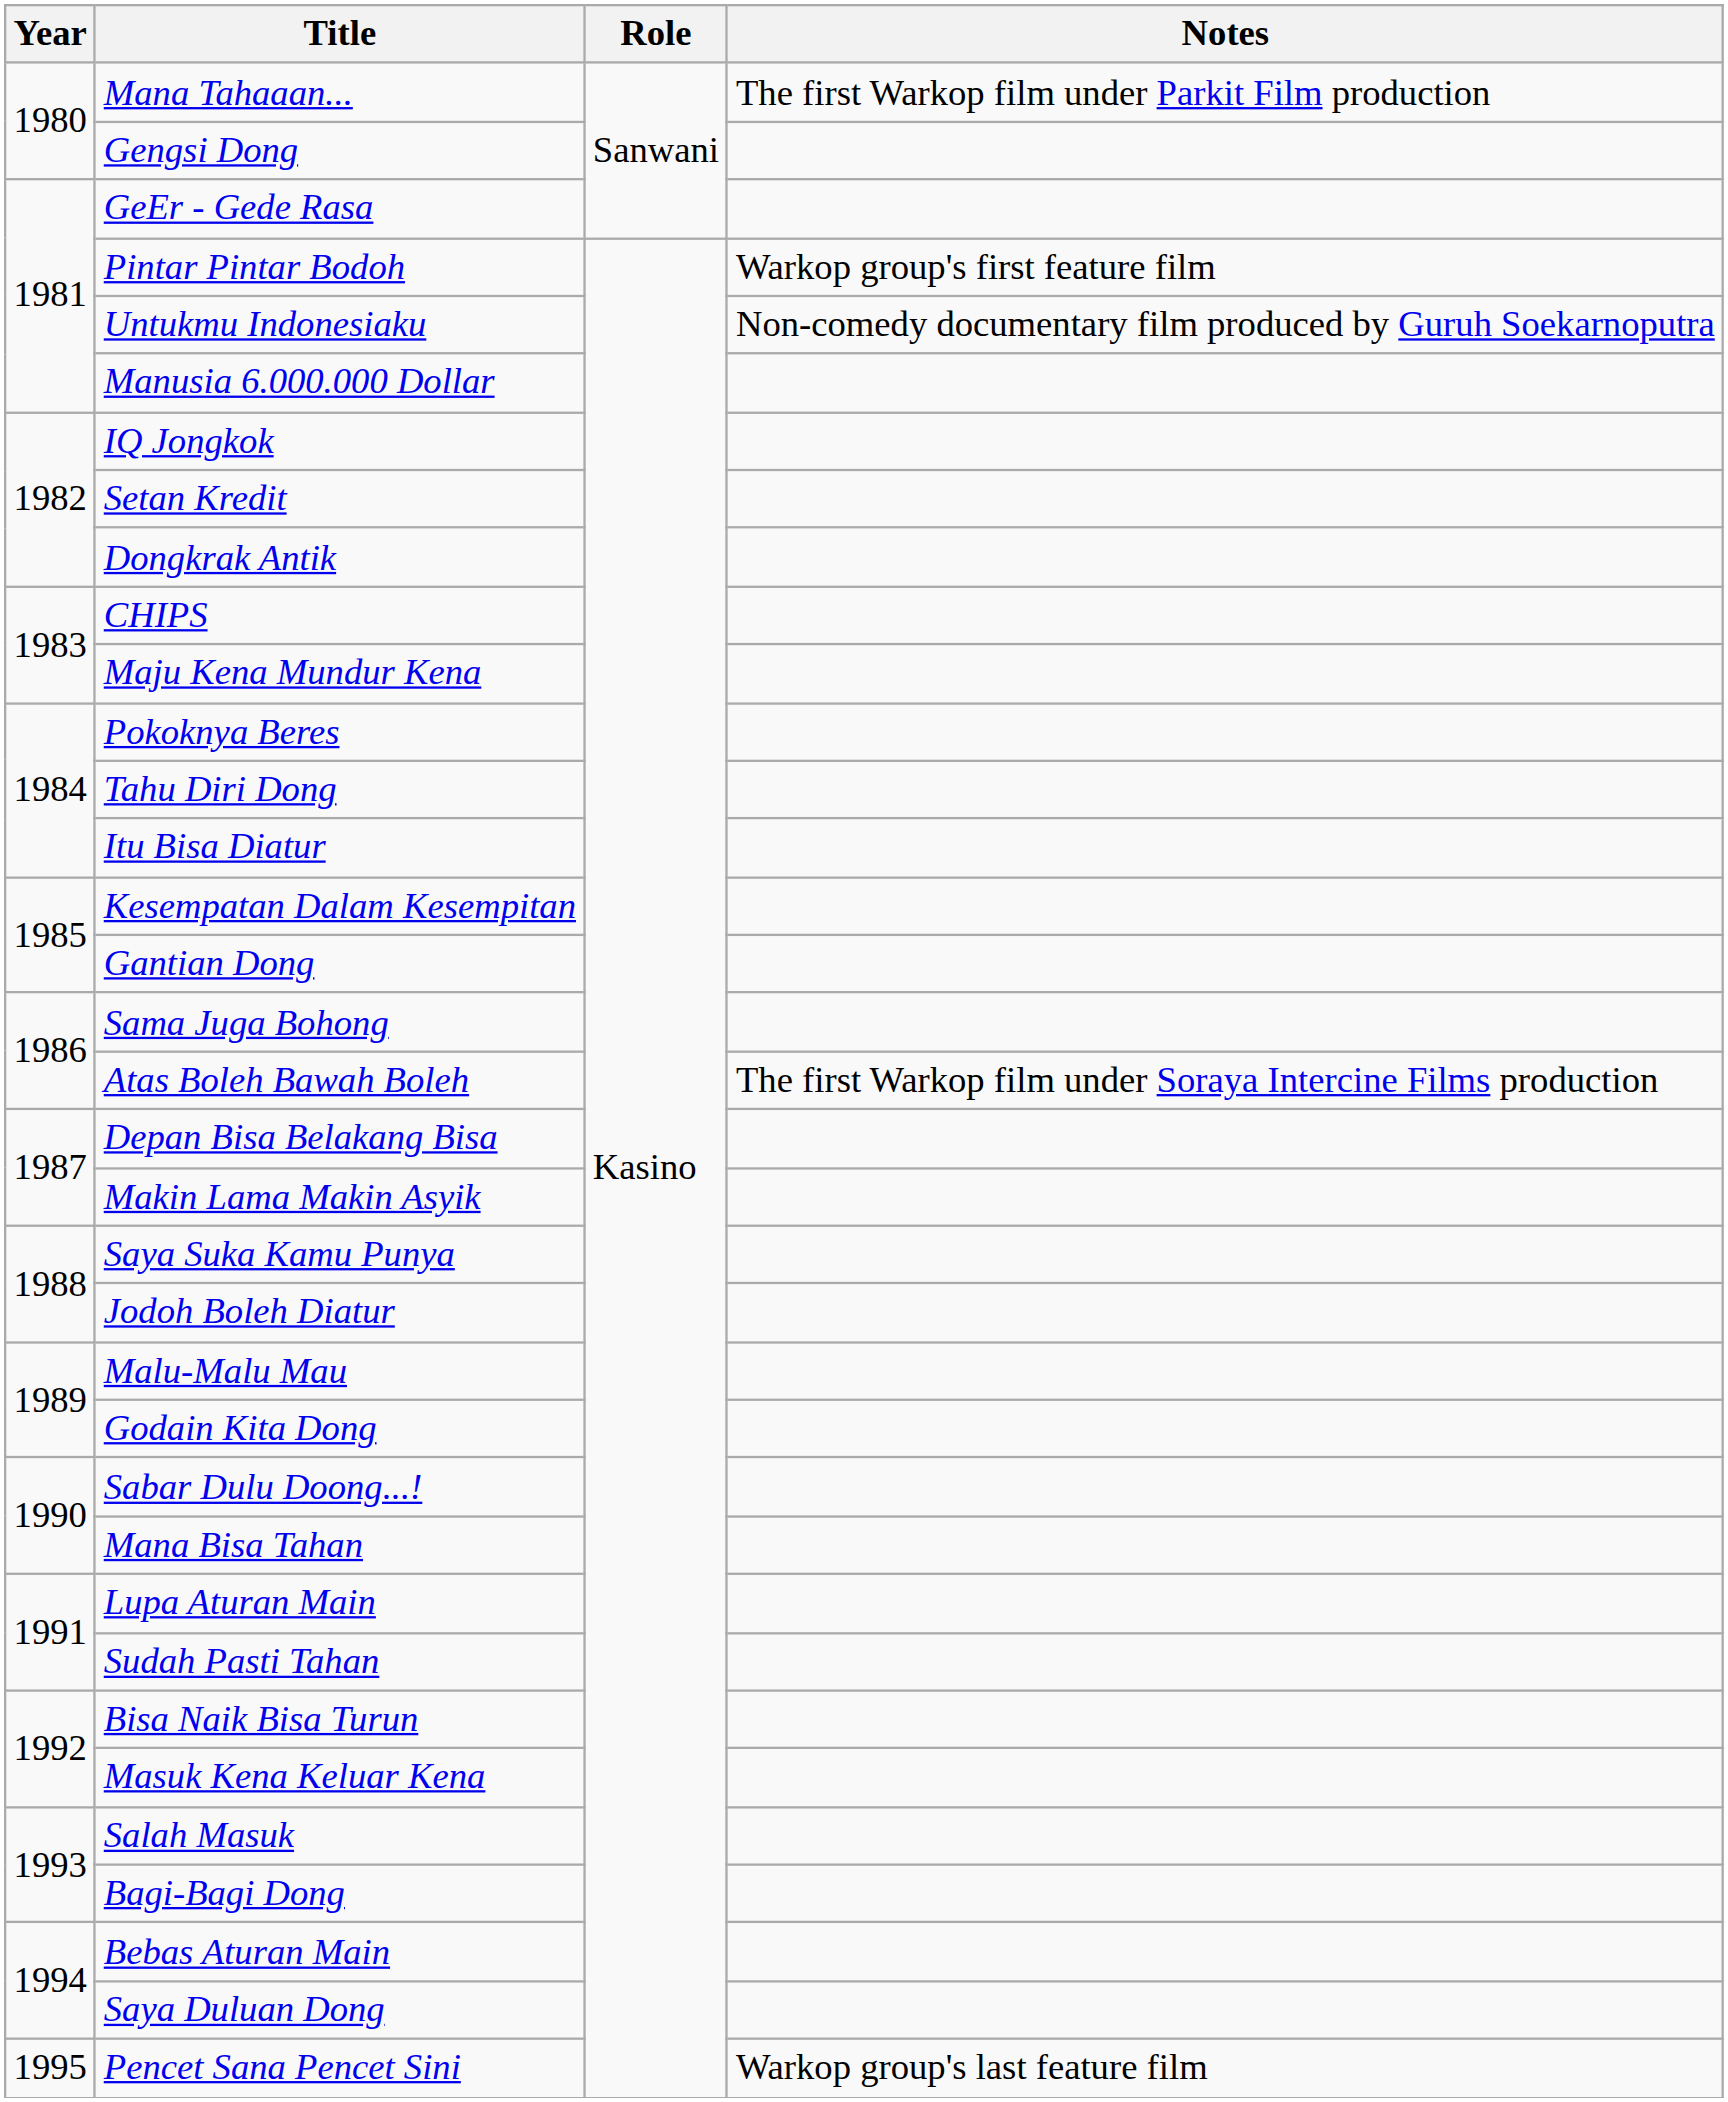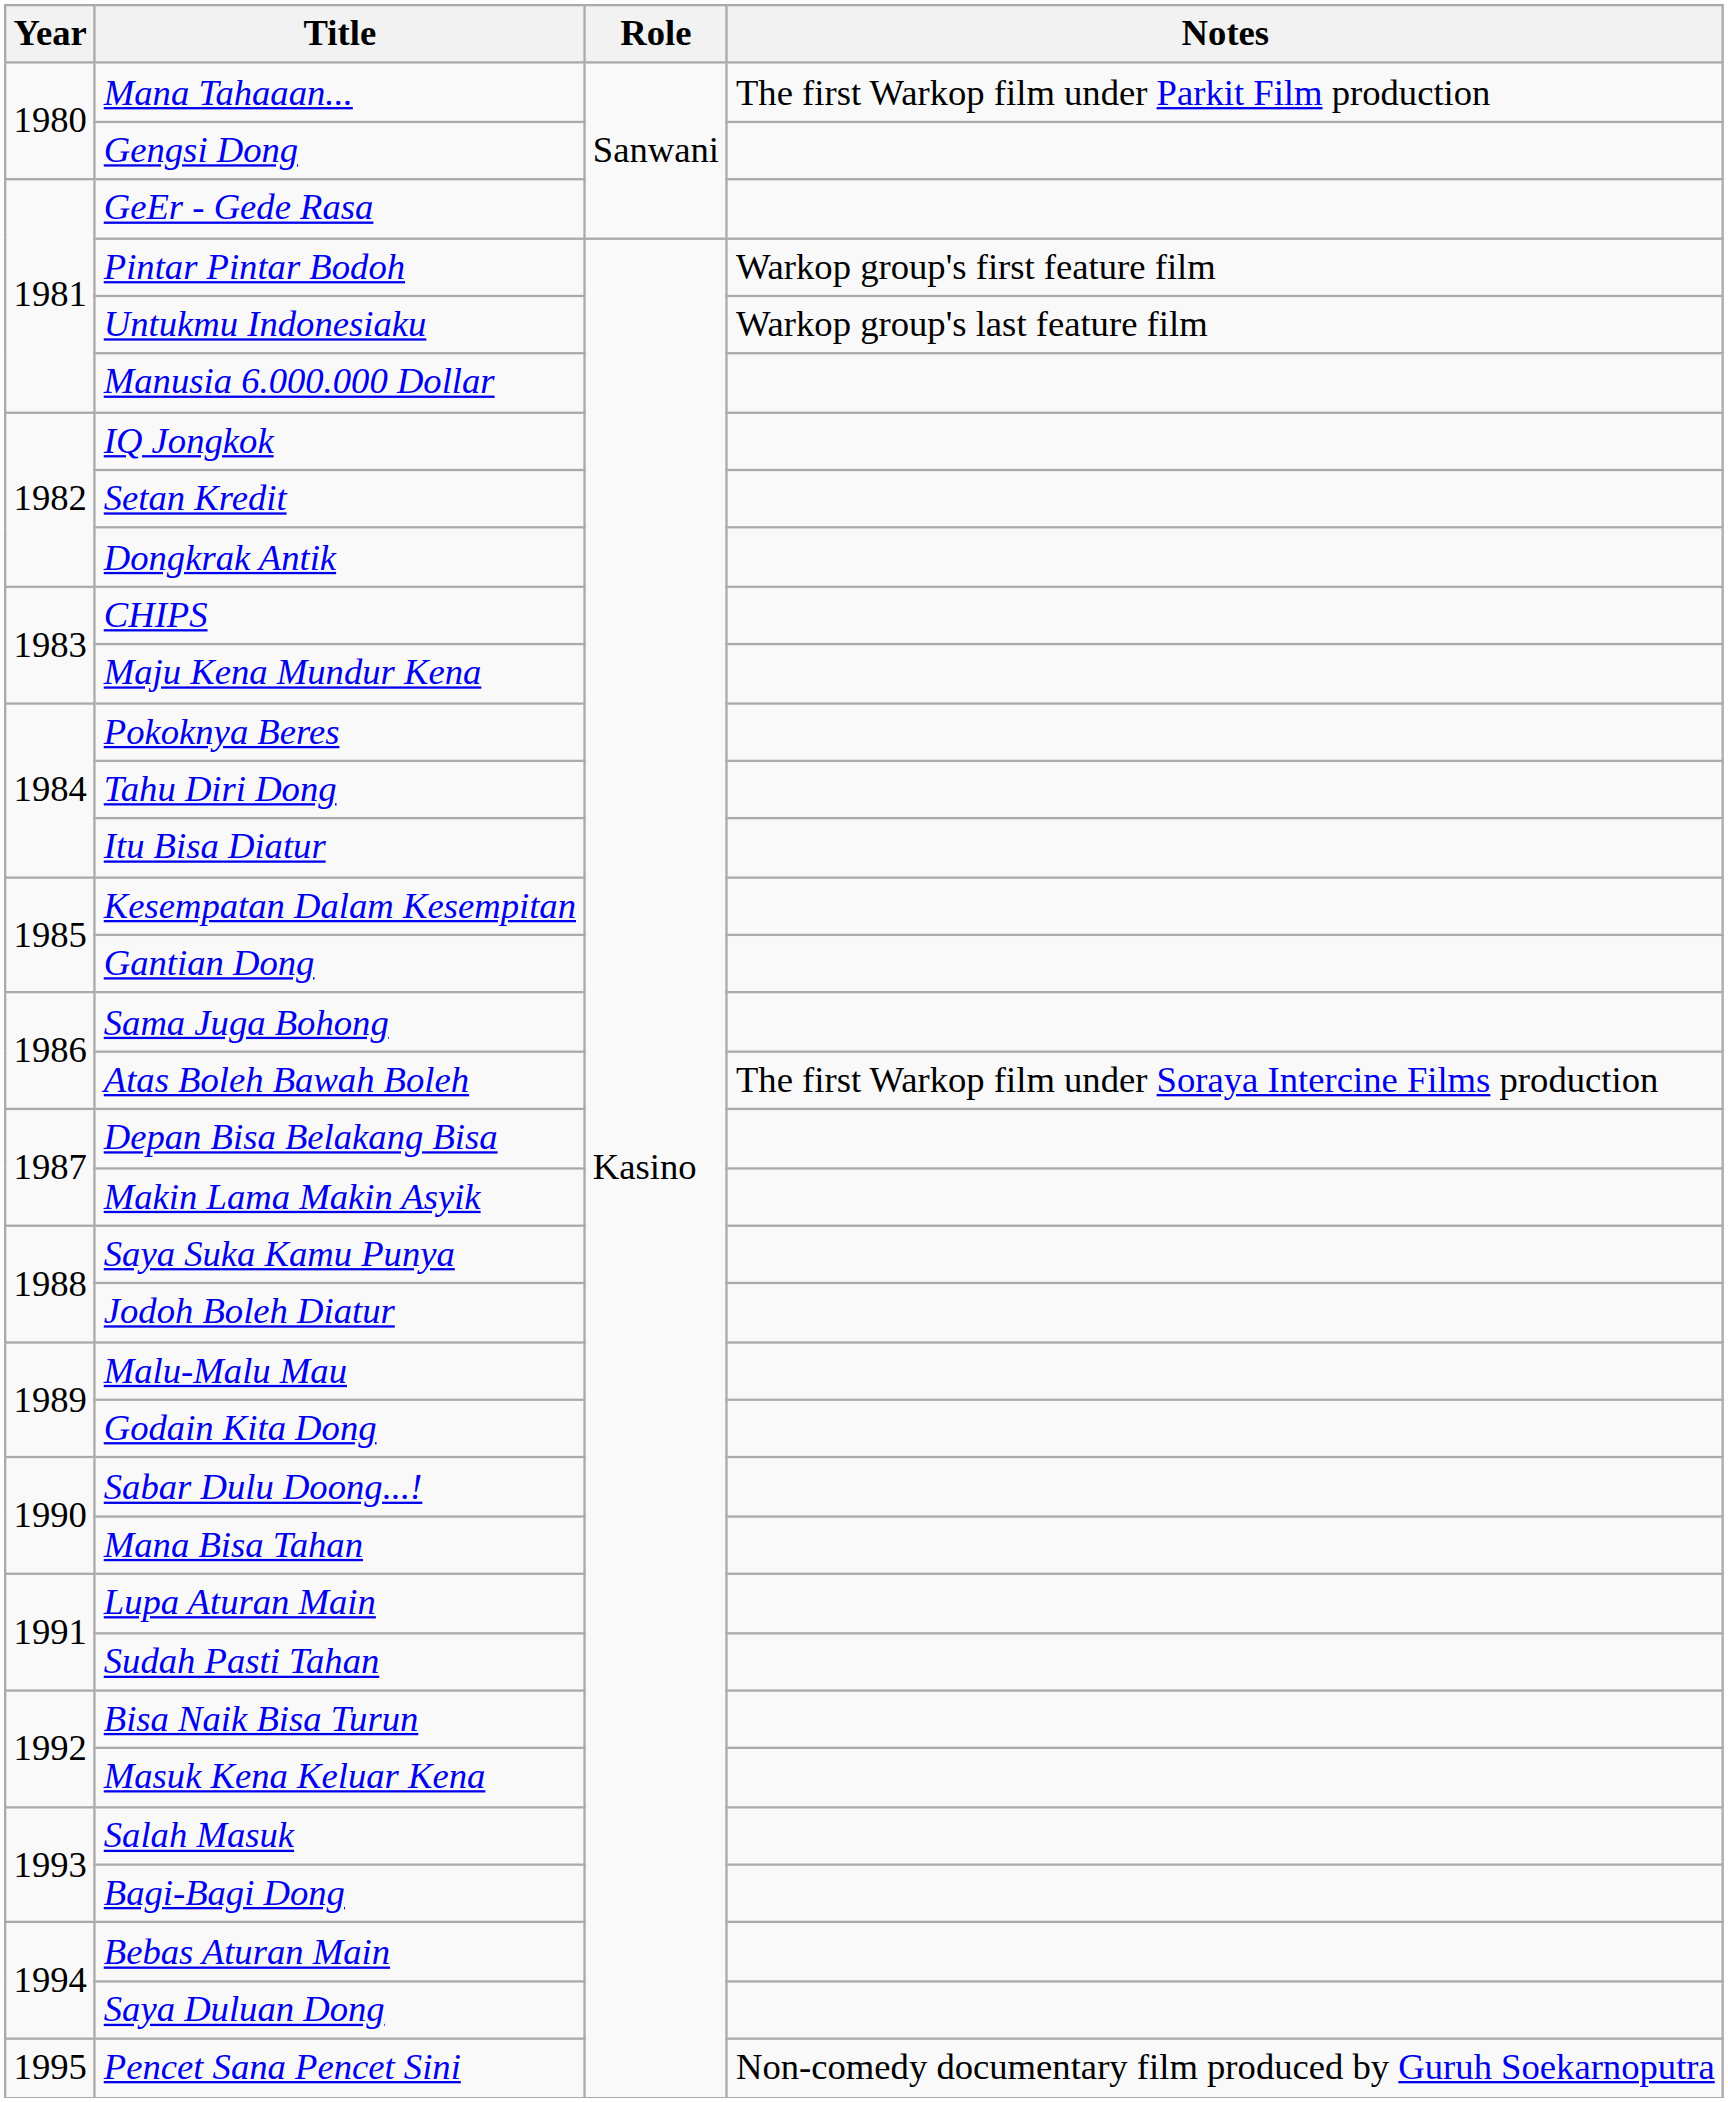(1225, 324) Non-comedy documentary film produced by Guruh Soekarnoputra -> (972, 324) Warkop group's last feature film
(972, 2067) Warkop group's last feature film -> (1225, 2067) Non-comedy documentary film produced by Guruh Soekarnoputra
